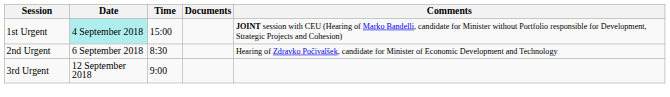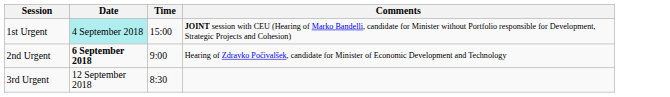- column: (208, 11)
(108, 51) normal -> (98, 56) bold
(158, 51) 8:30 -> (158, 56) 9:00
(158, 70) 9:00 -> (158, 80) 8:30
